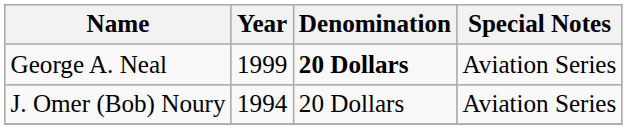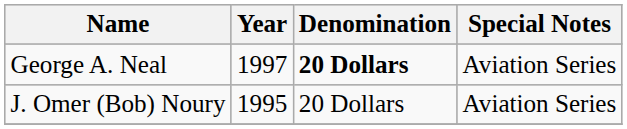(262, 64) 1999 -> (262, 64) 1997
(262, 104) 1994 -> (262, 104) 1995
